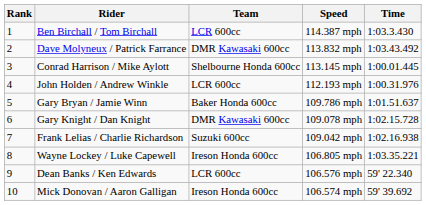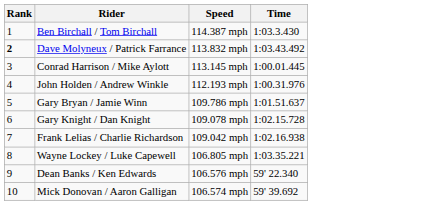- column: (246, 13)
(10, 49) normal -> (10, 49) bold
